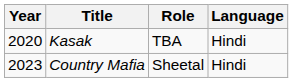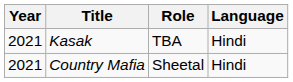(25, 41) 2020 -> (25, 41) 2021
(25, 65) 2023 -> (25, 65) 2021
